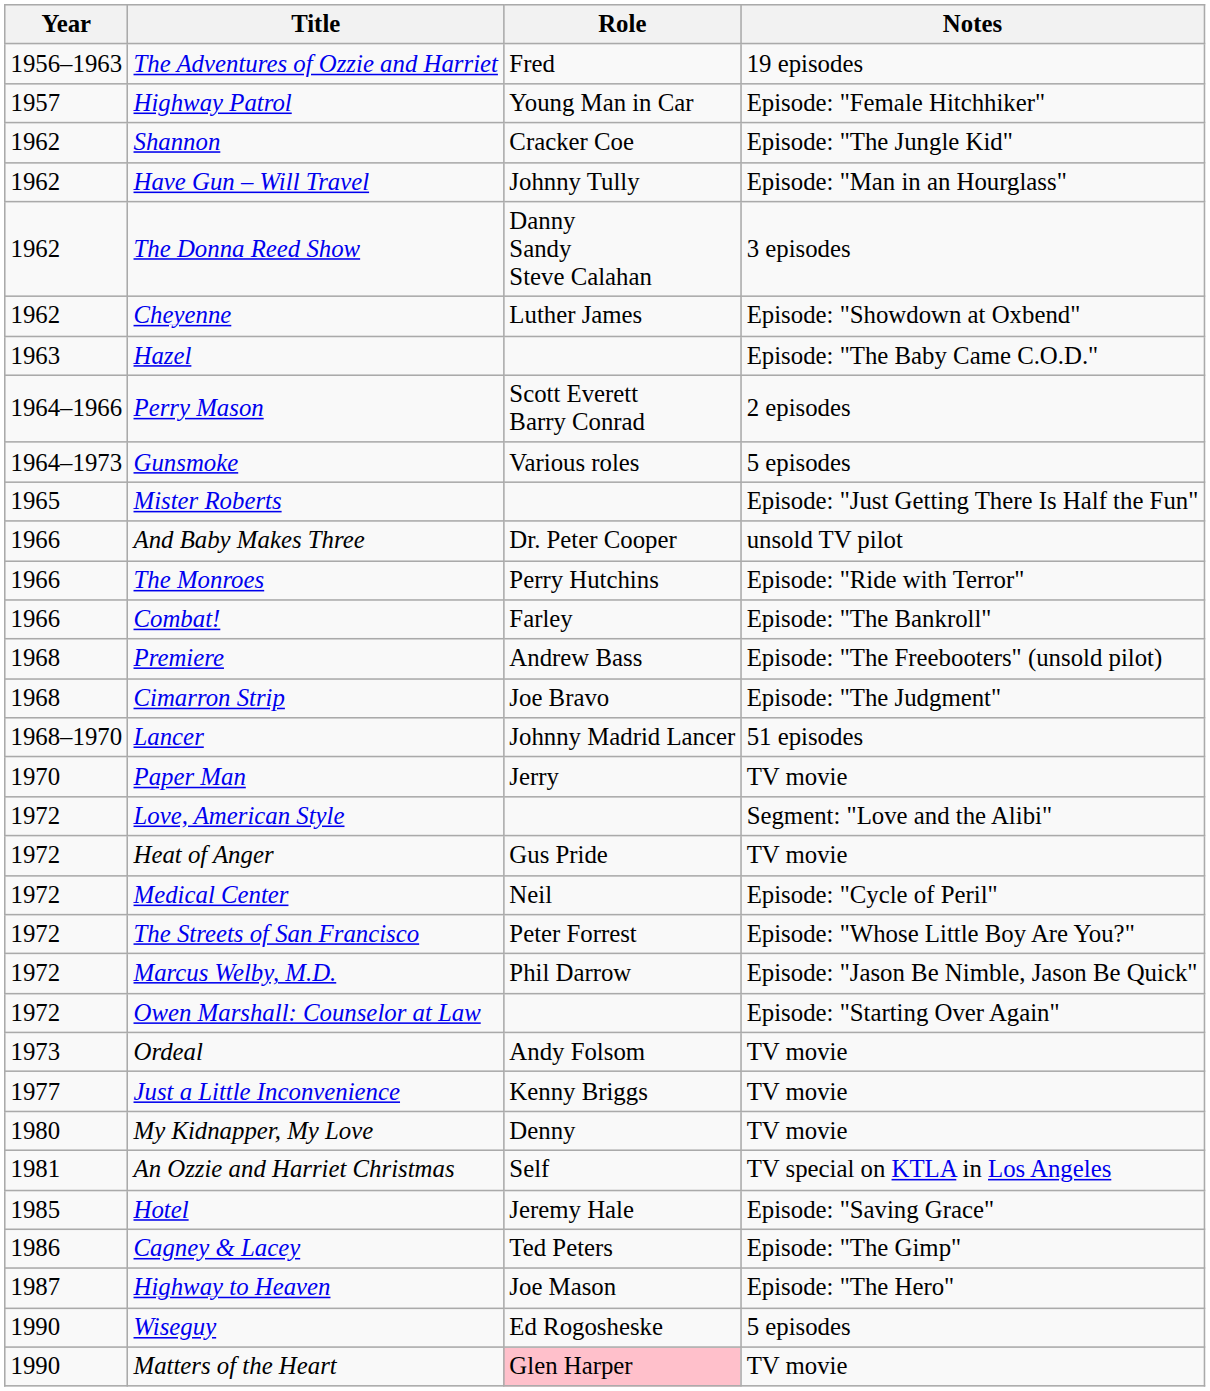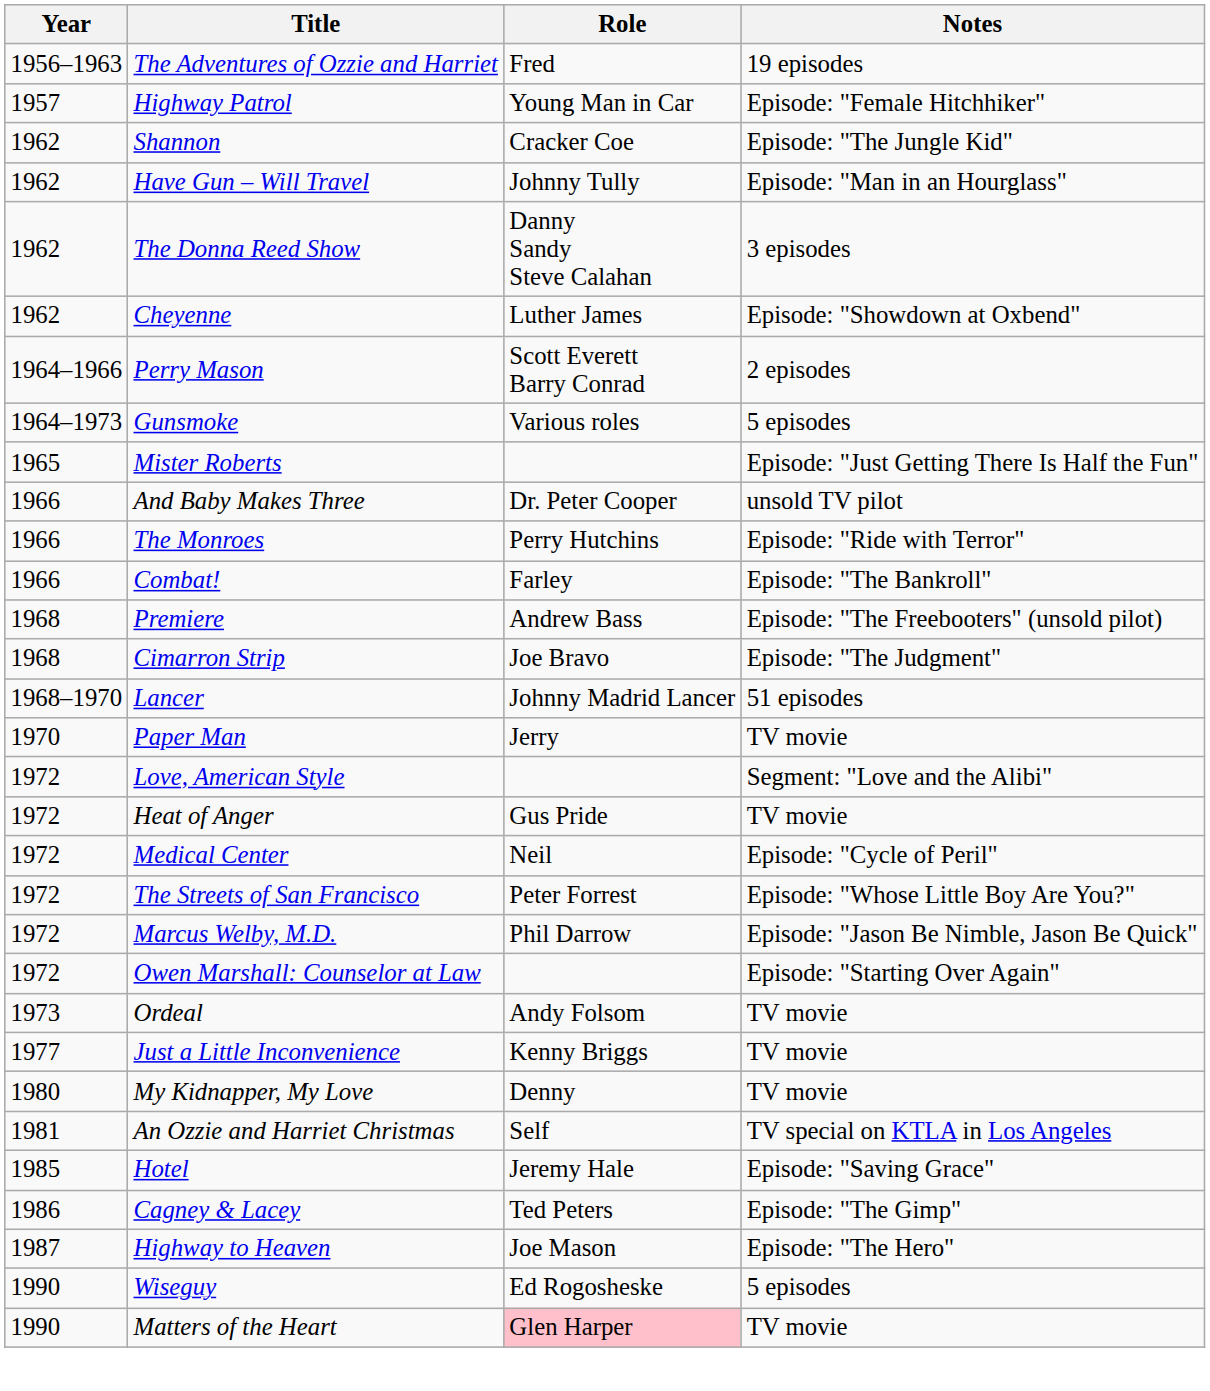- row: (162, 355)
